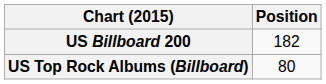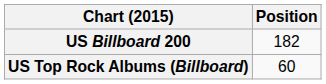(287, 66) 80 -> (287, 66) 60
